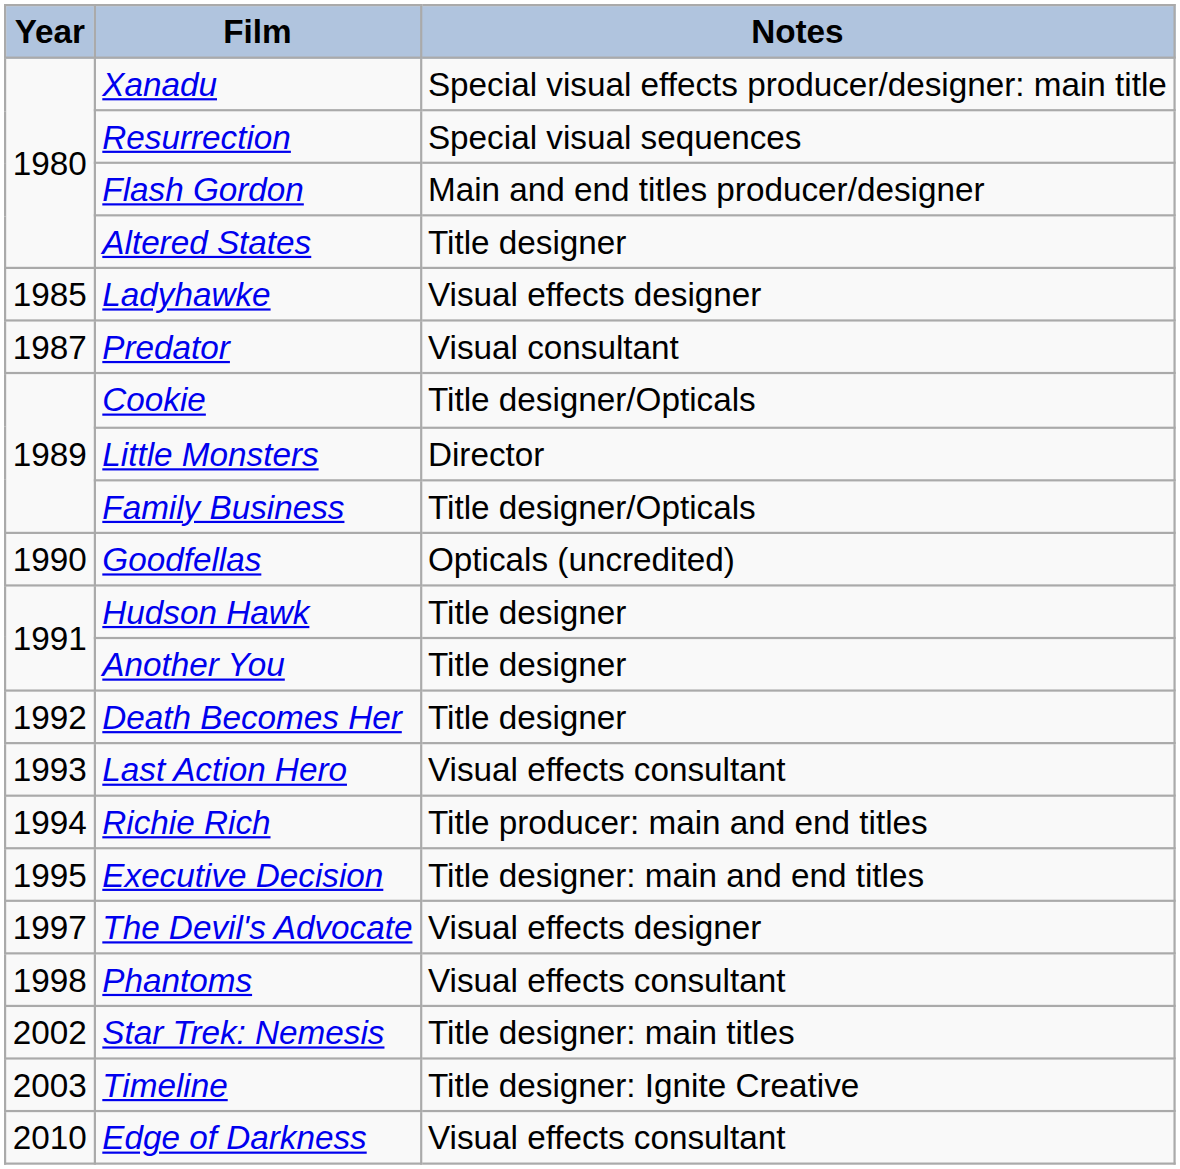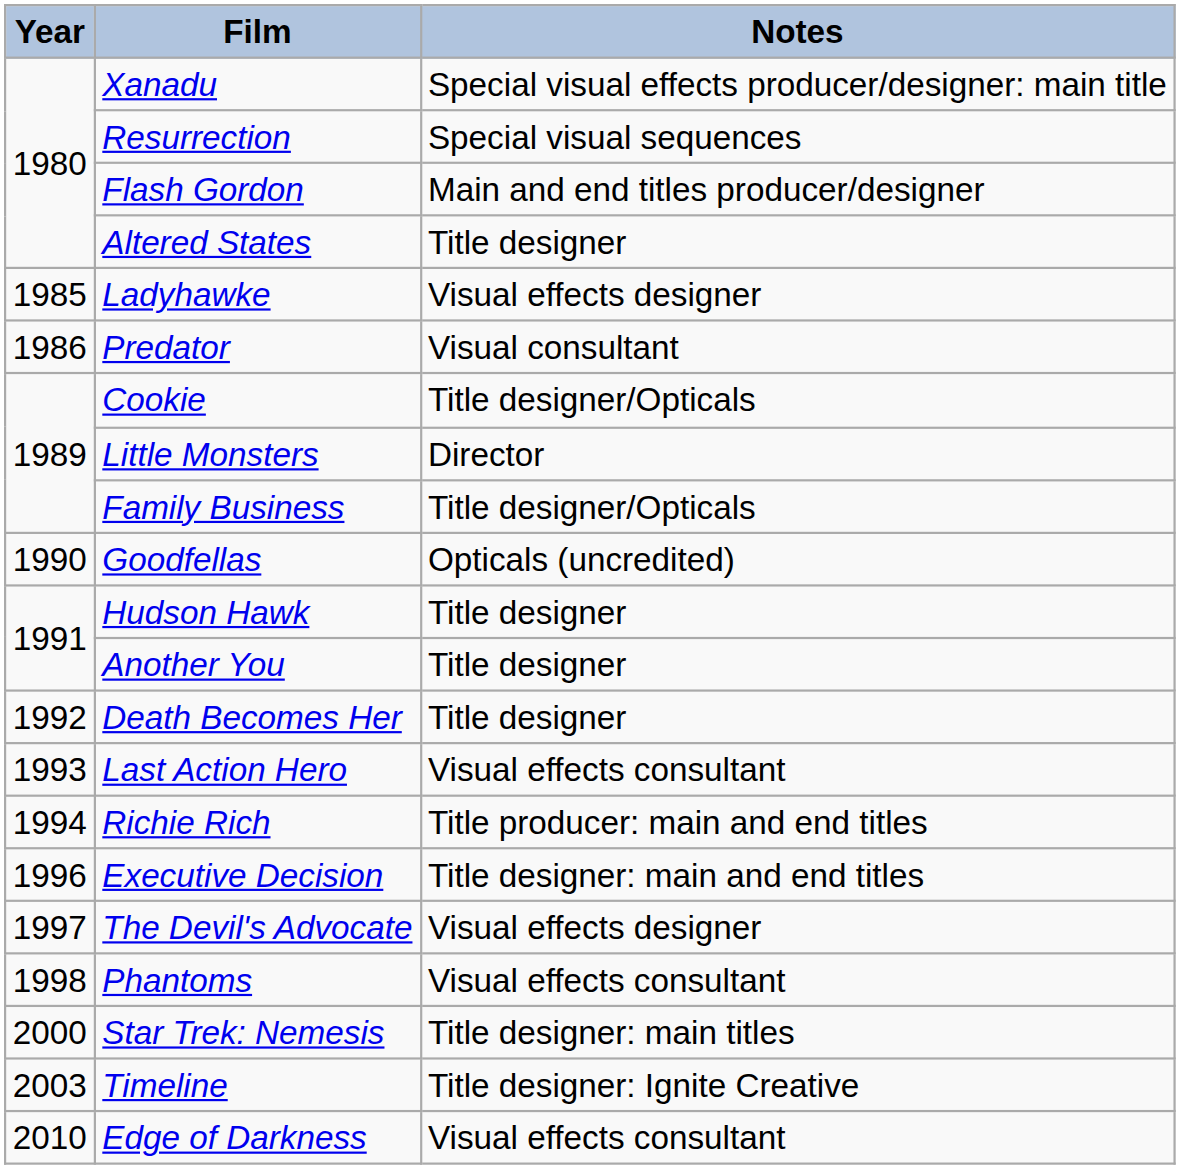(50, 348) 1987 -> (50, 348) 1986
(50, 875) 1995 -> (50, 875) 1996
(50, 1033) 2002 -> (50, 1033) 2000
